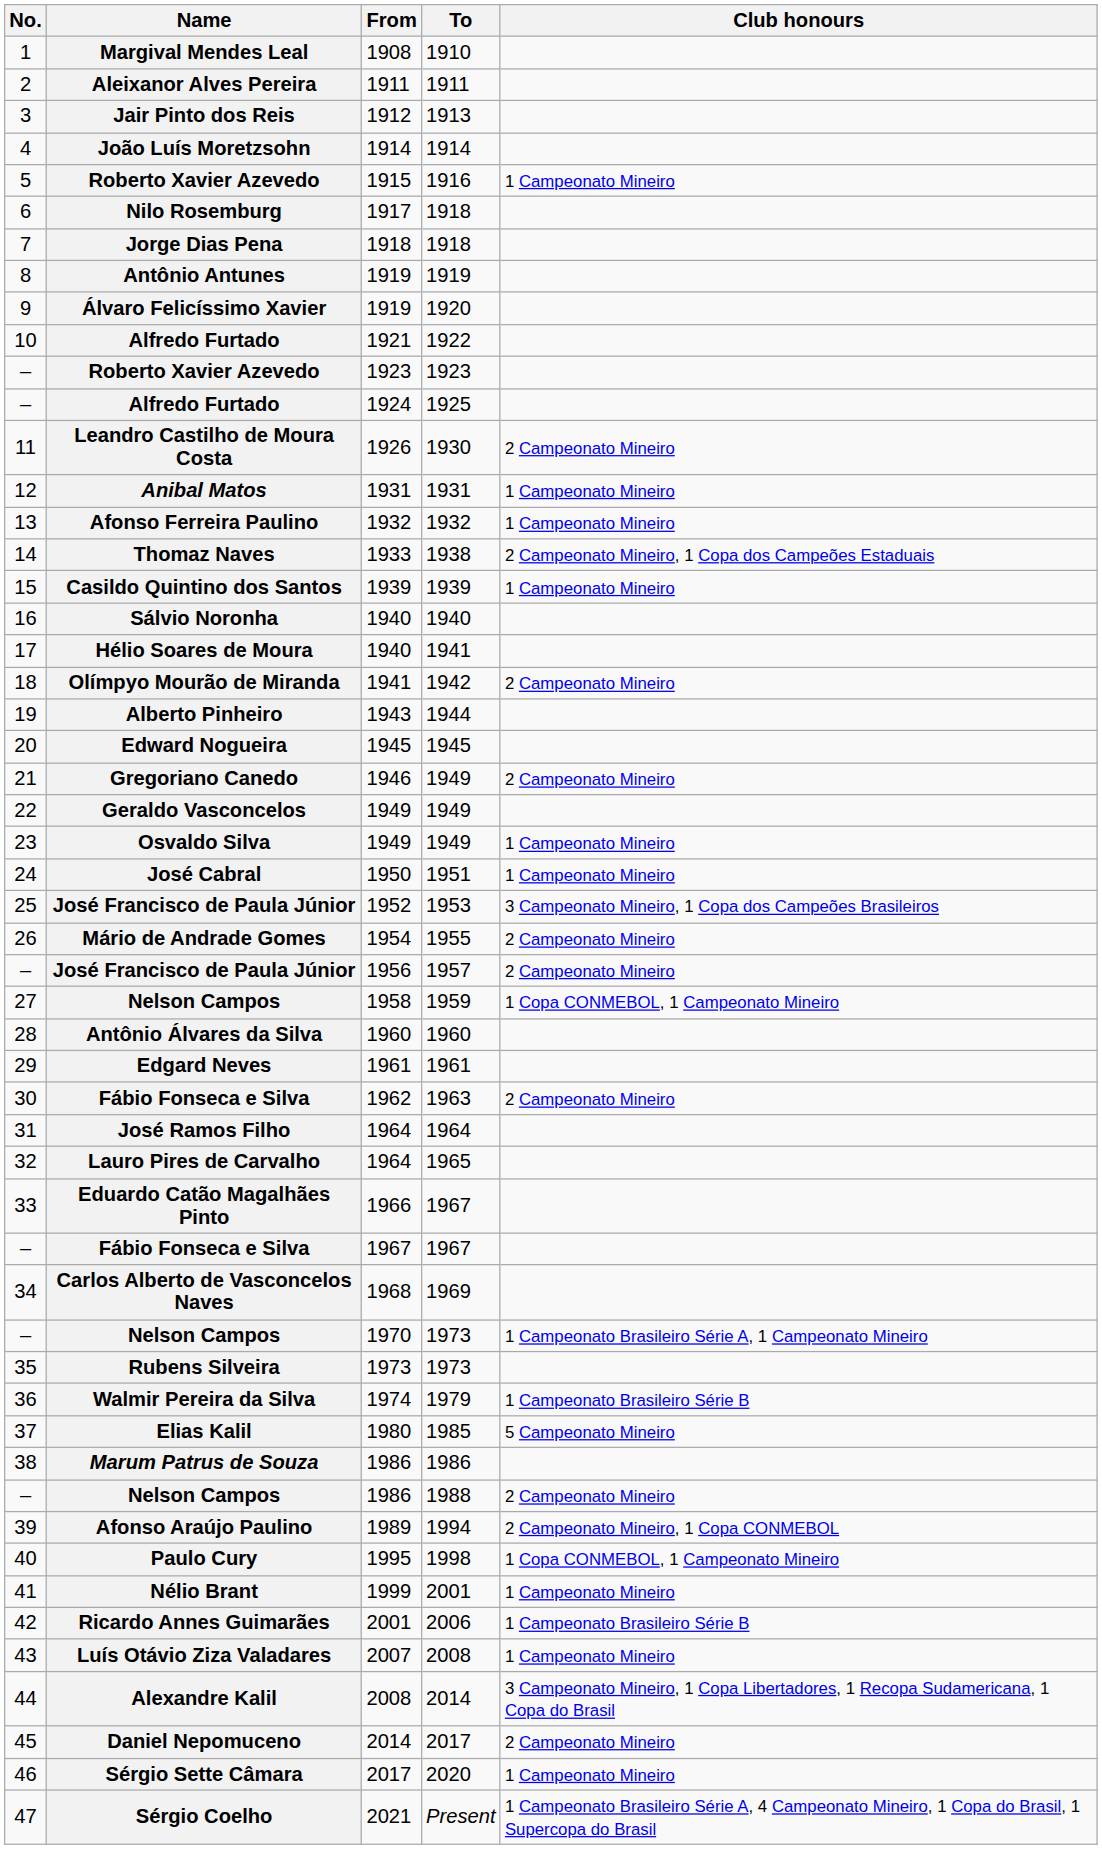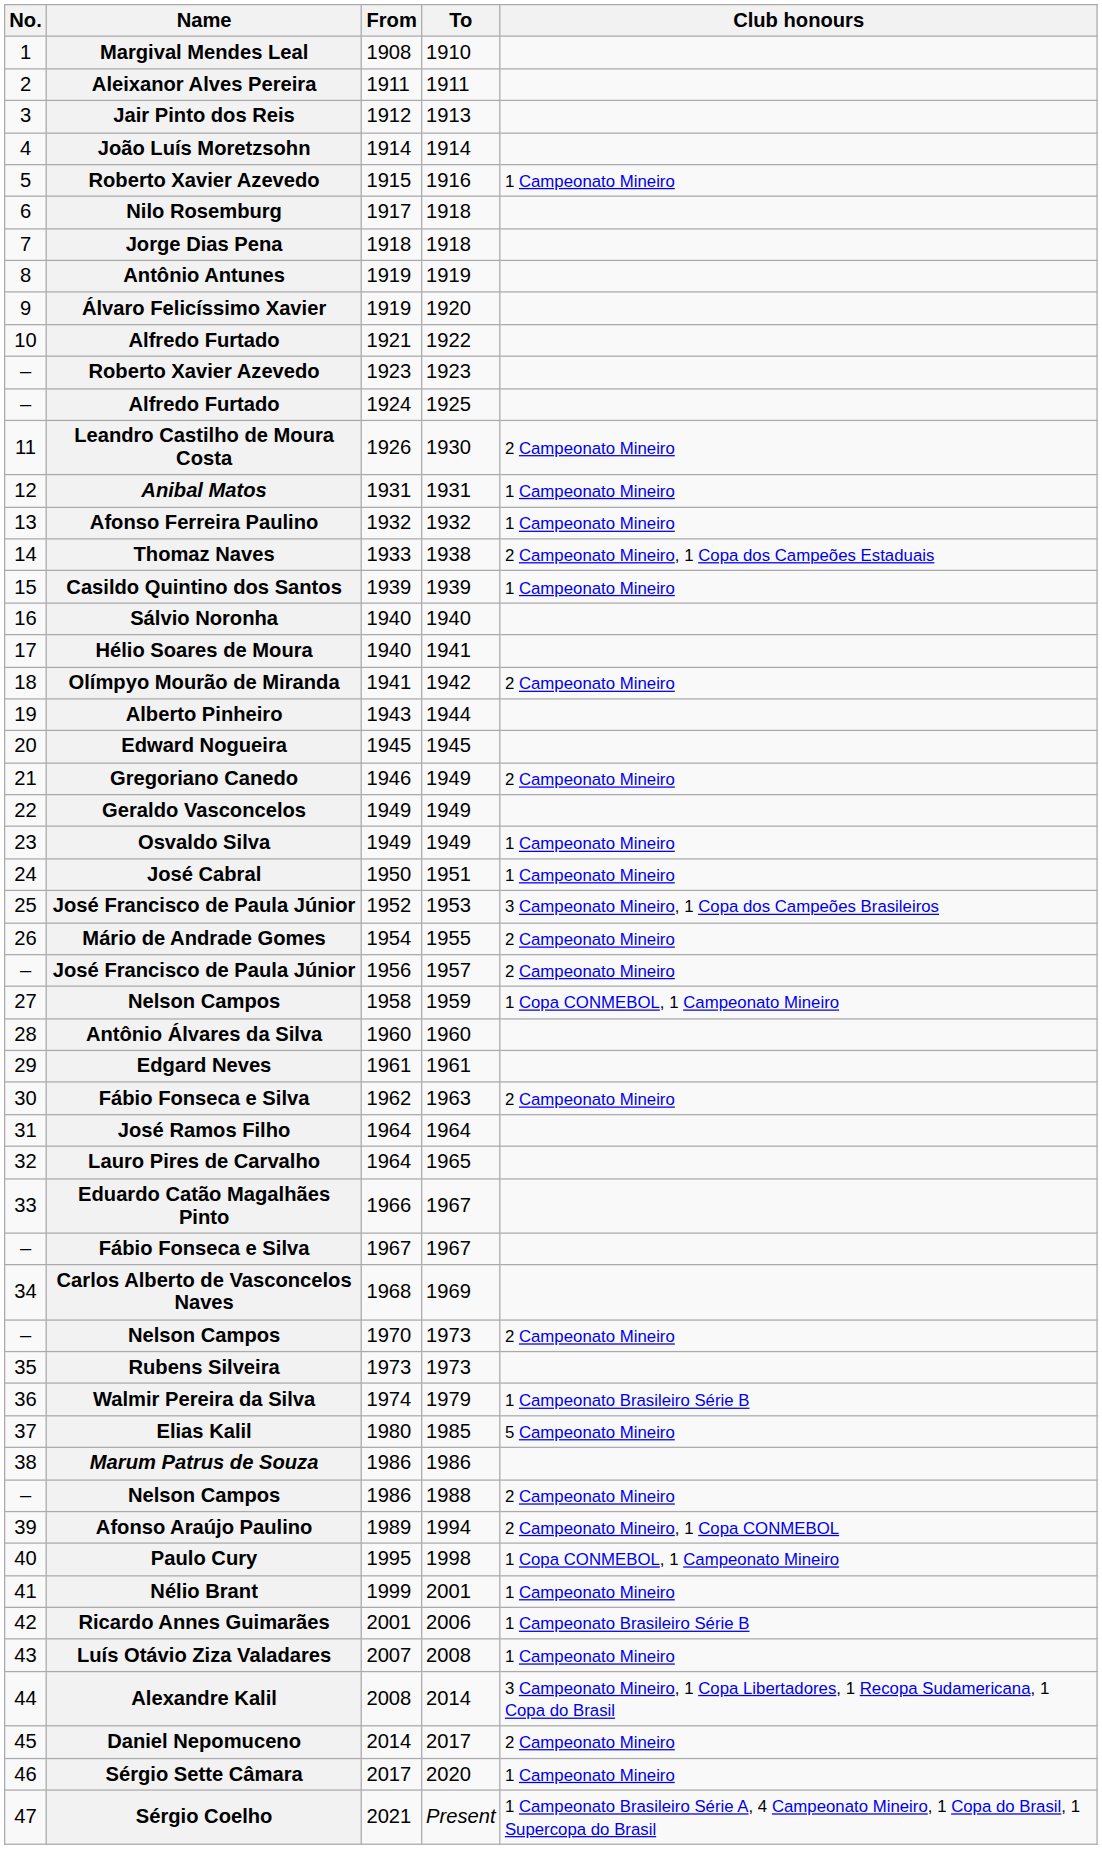(716, 1336) 1 Campeonato Brasileiro Série A, 1 Campeonato Mineiro -> (590, 1336) 2 Campeonato Mineiro
